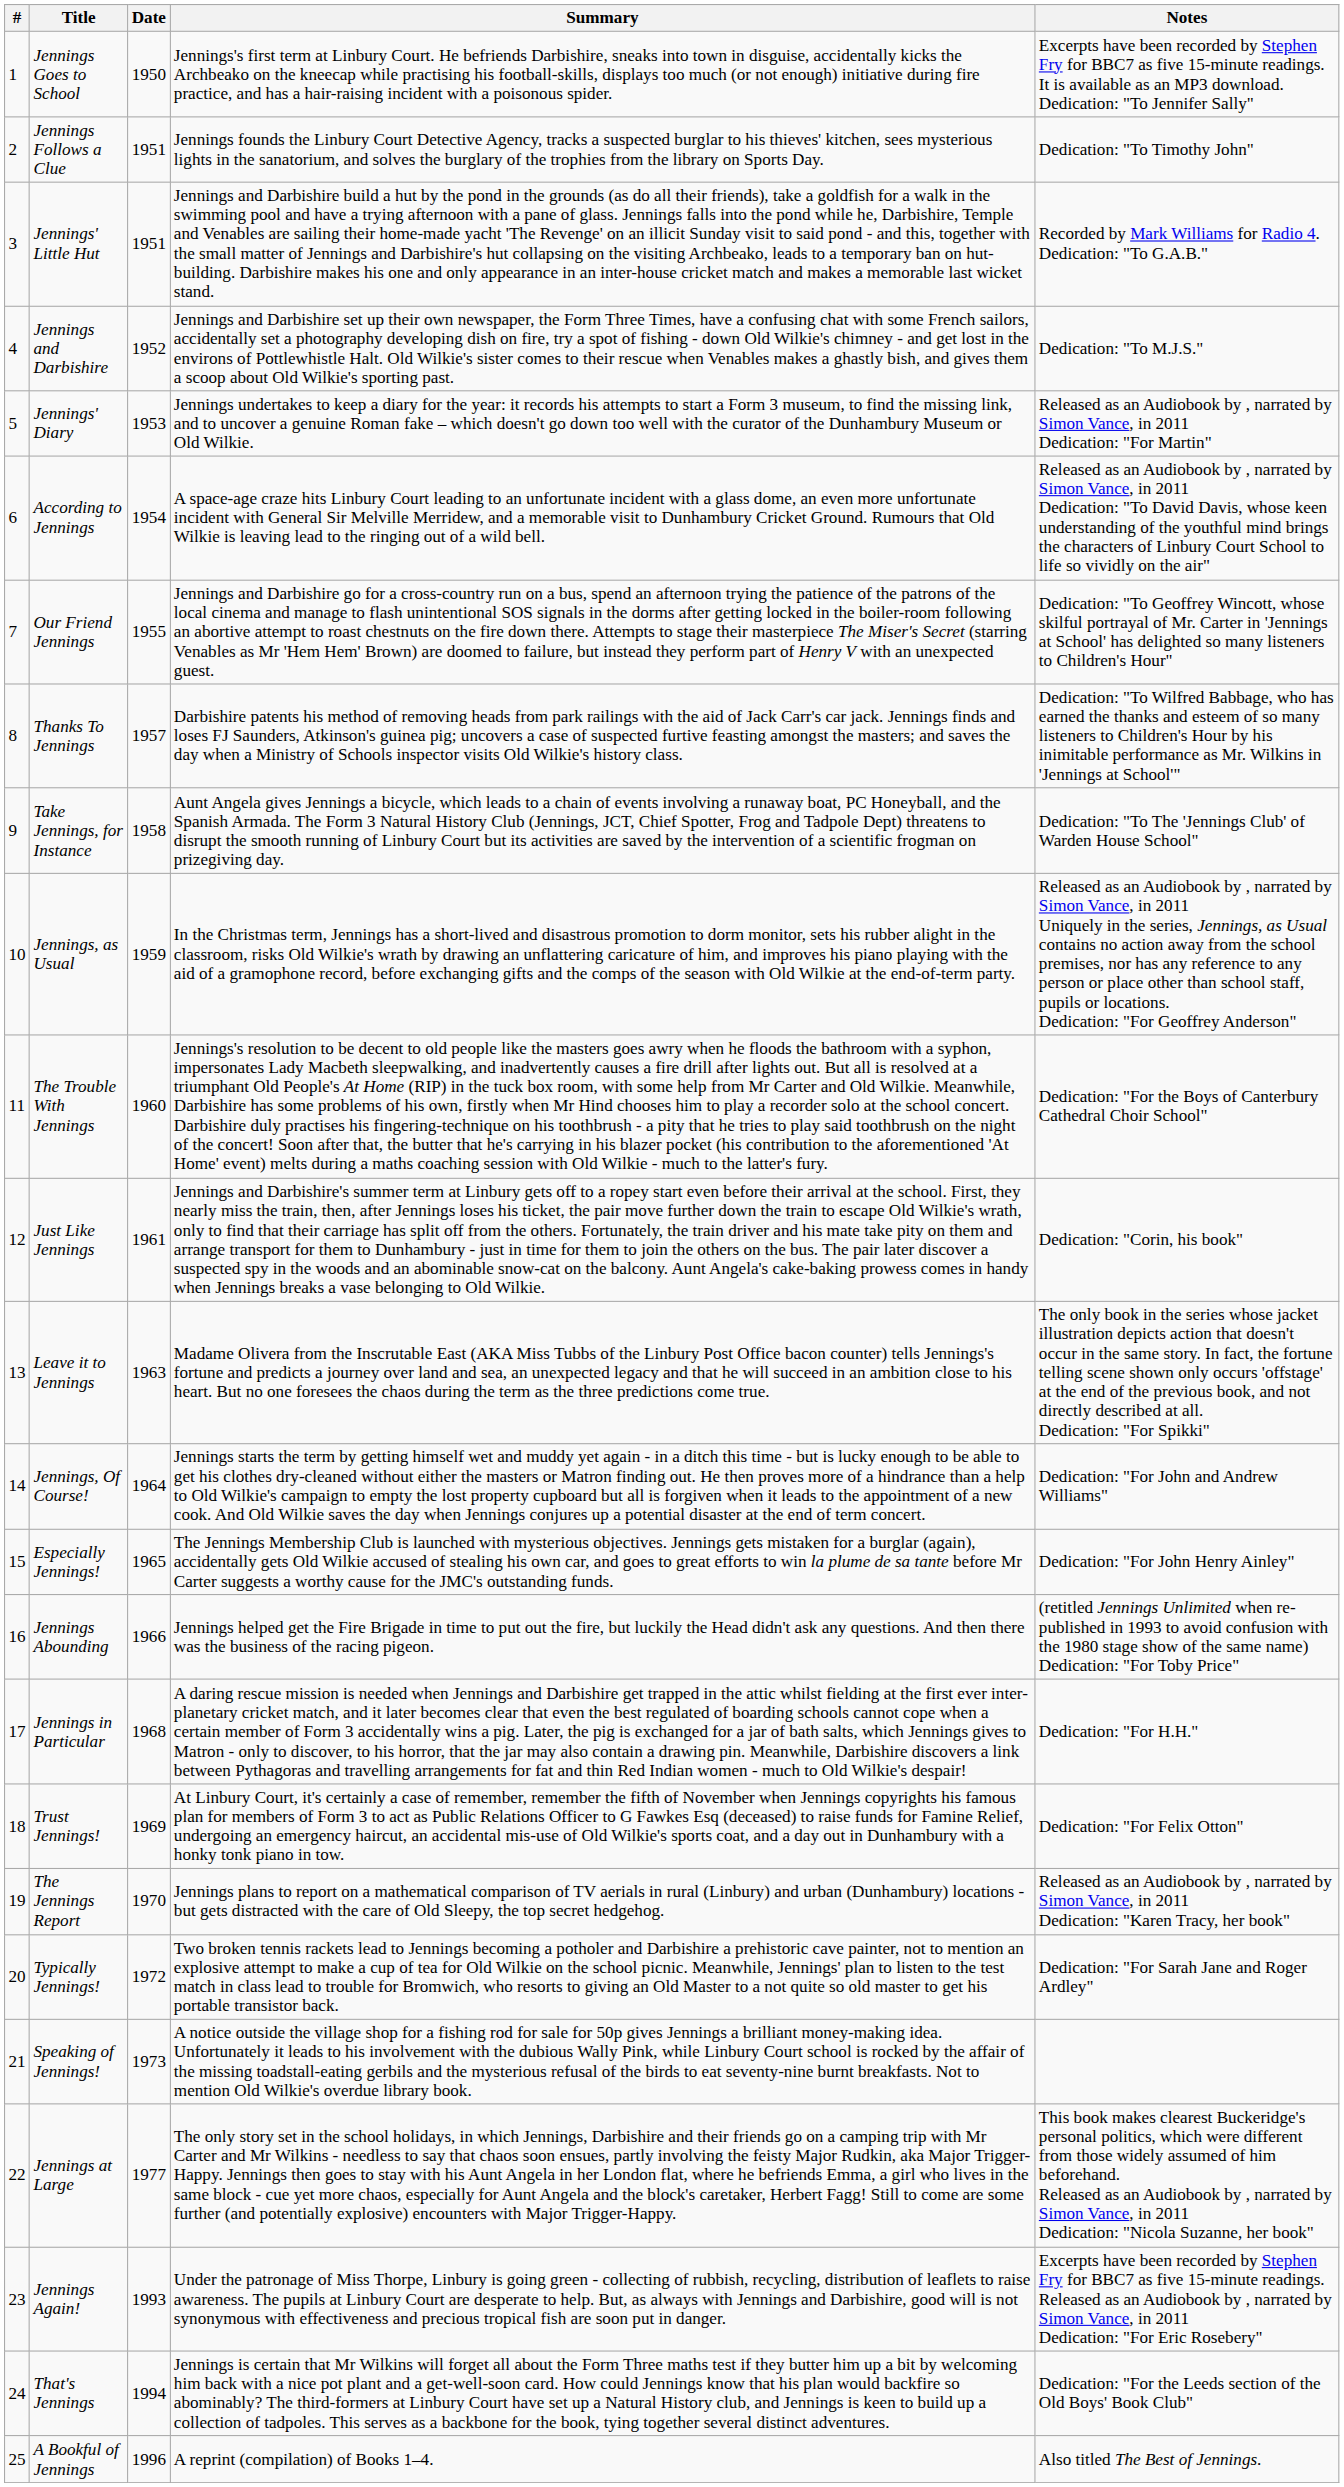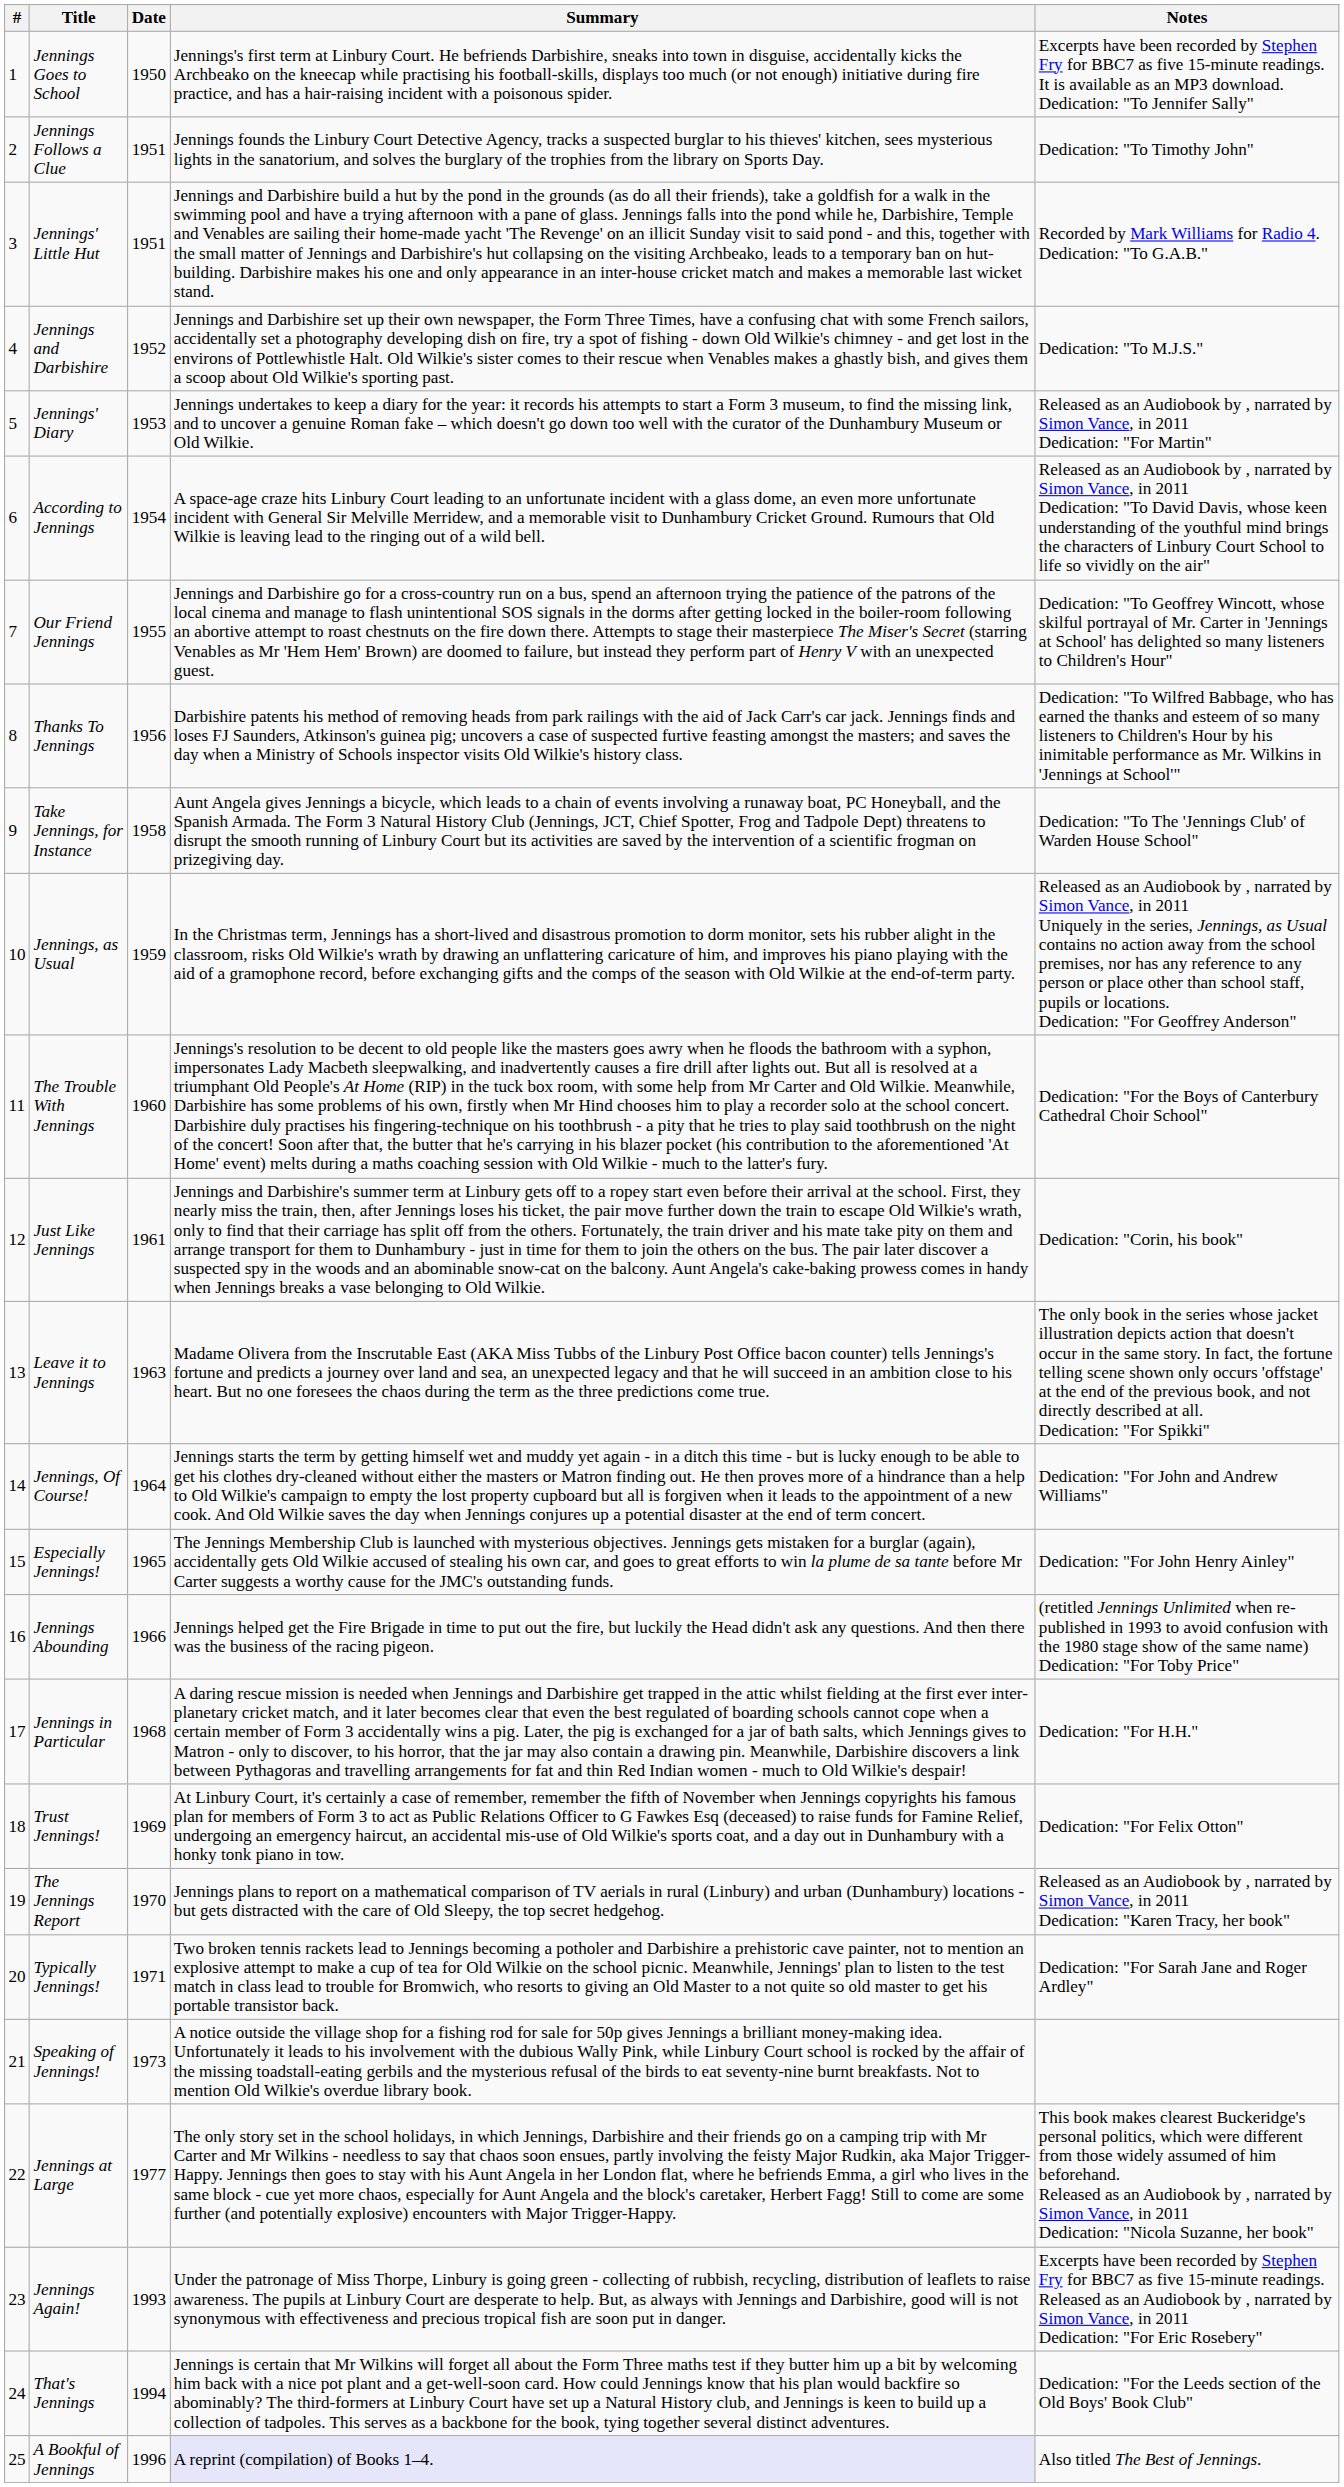(149, 736) 1957 -> (149, 736) 1956
(149, 1976) 1972 -> (149, 1976) 1971
(304, 2459) no background -> (304, 2459) lavender background
